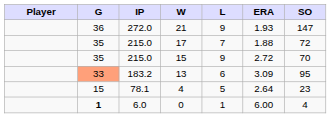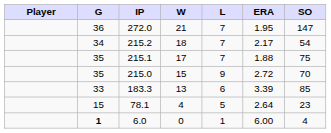(222, 27) 9 -> (222, 27) 7
(264, 27) 1.93 -> (264, 27) 1.95
+ row: (181, 43)
(140, 43) 215.0 -> (140, 58) 215.1
(305, 43) 72 -> (305, 58) 75
(98, 74) lightsalmon background -> (98, 89) no background
(140, 74) 183.2 -> (140, 89) 183.3
(264, 74) 3.09 -> (264, 89) 3.39
(305, 74) 95 -> (305, 89) 85
